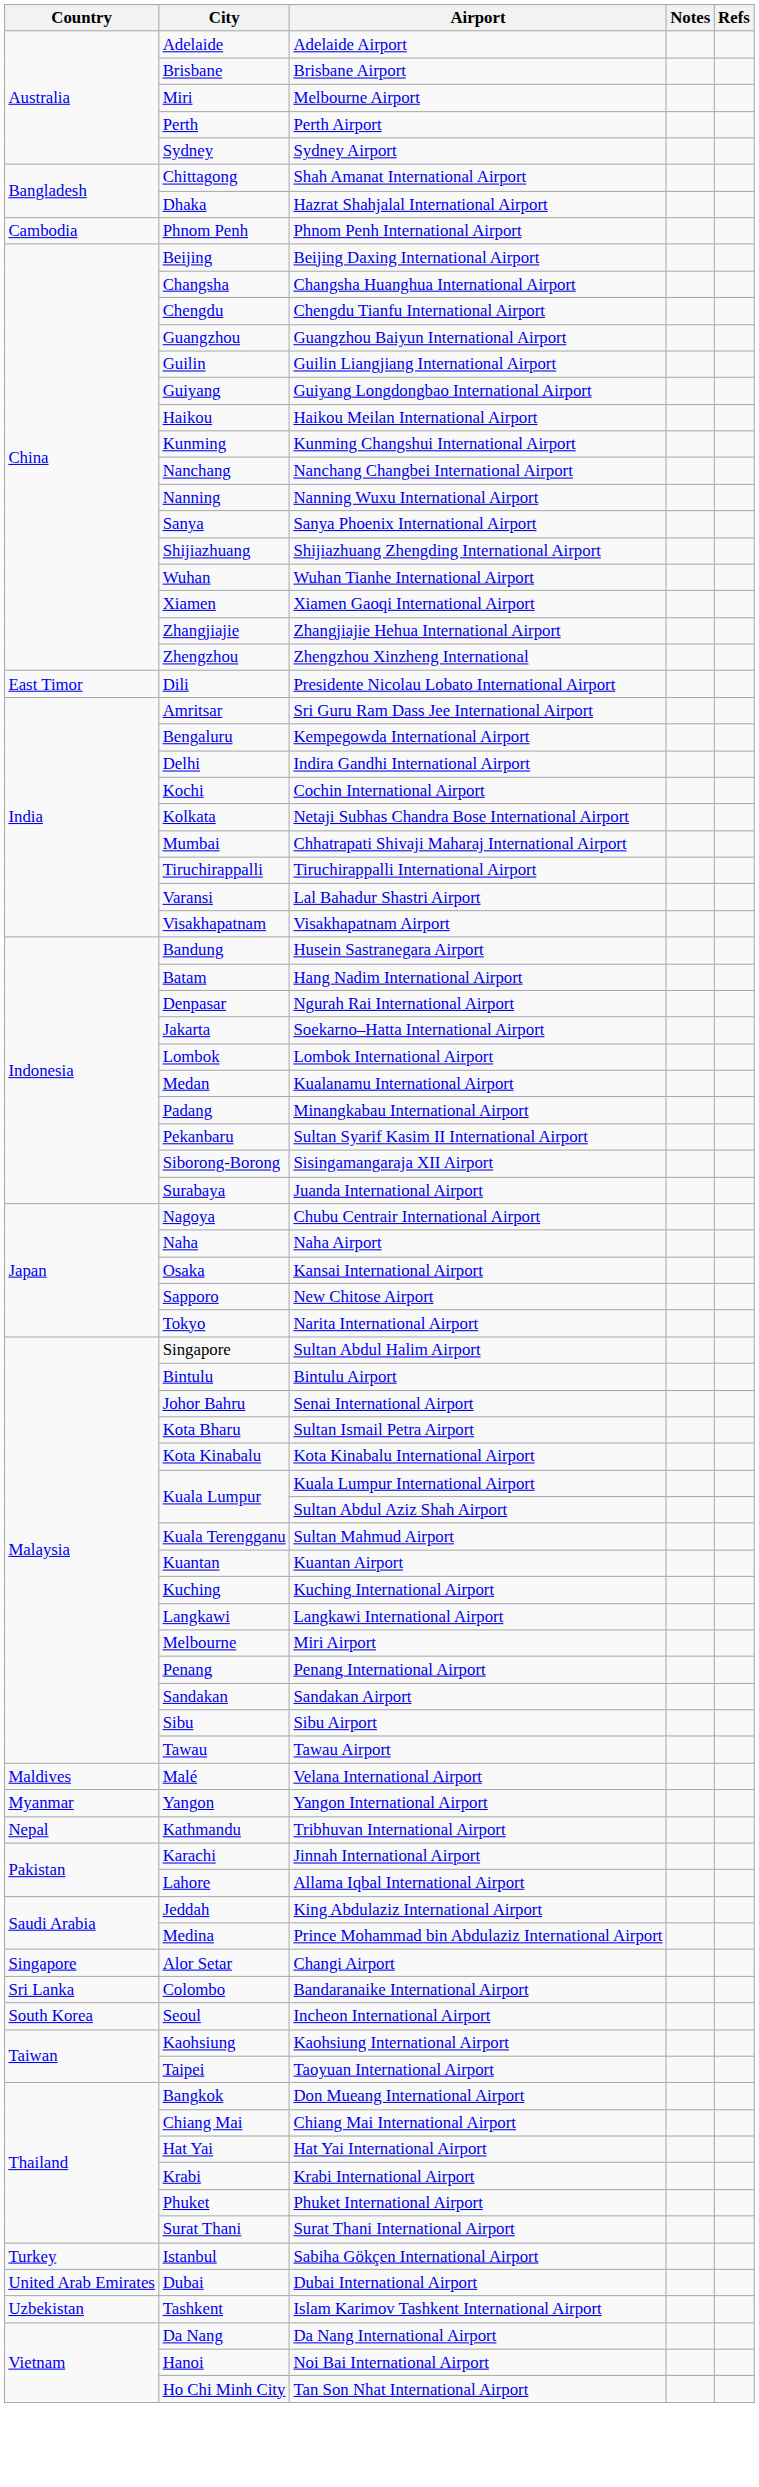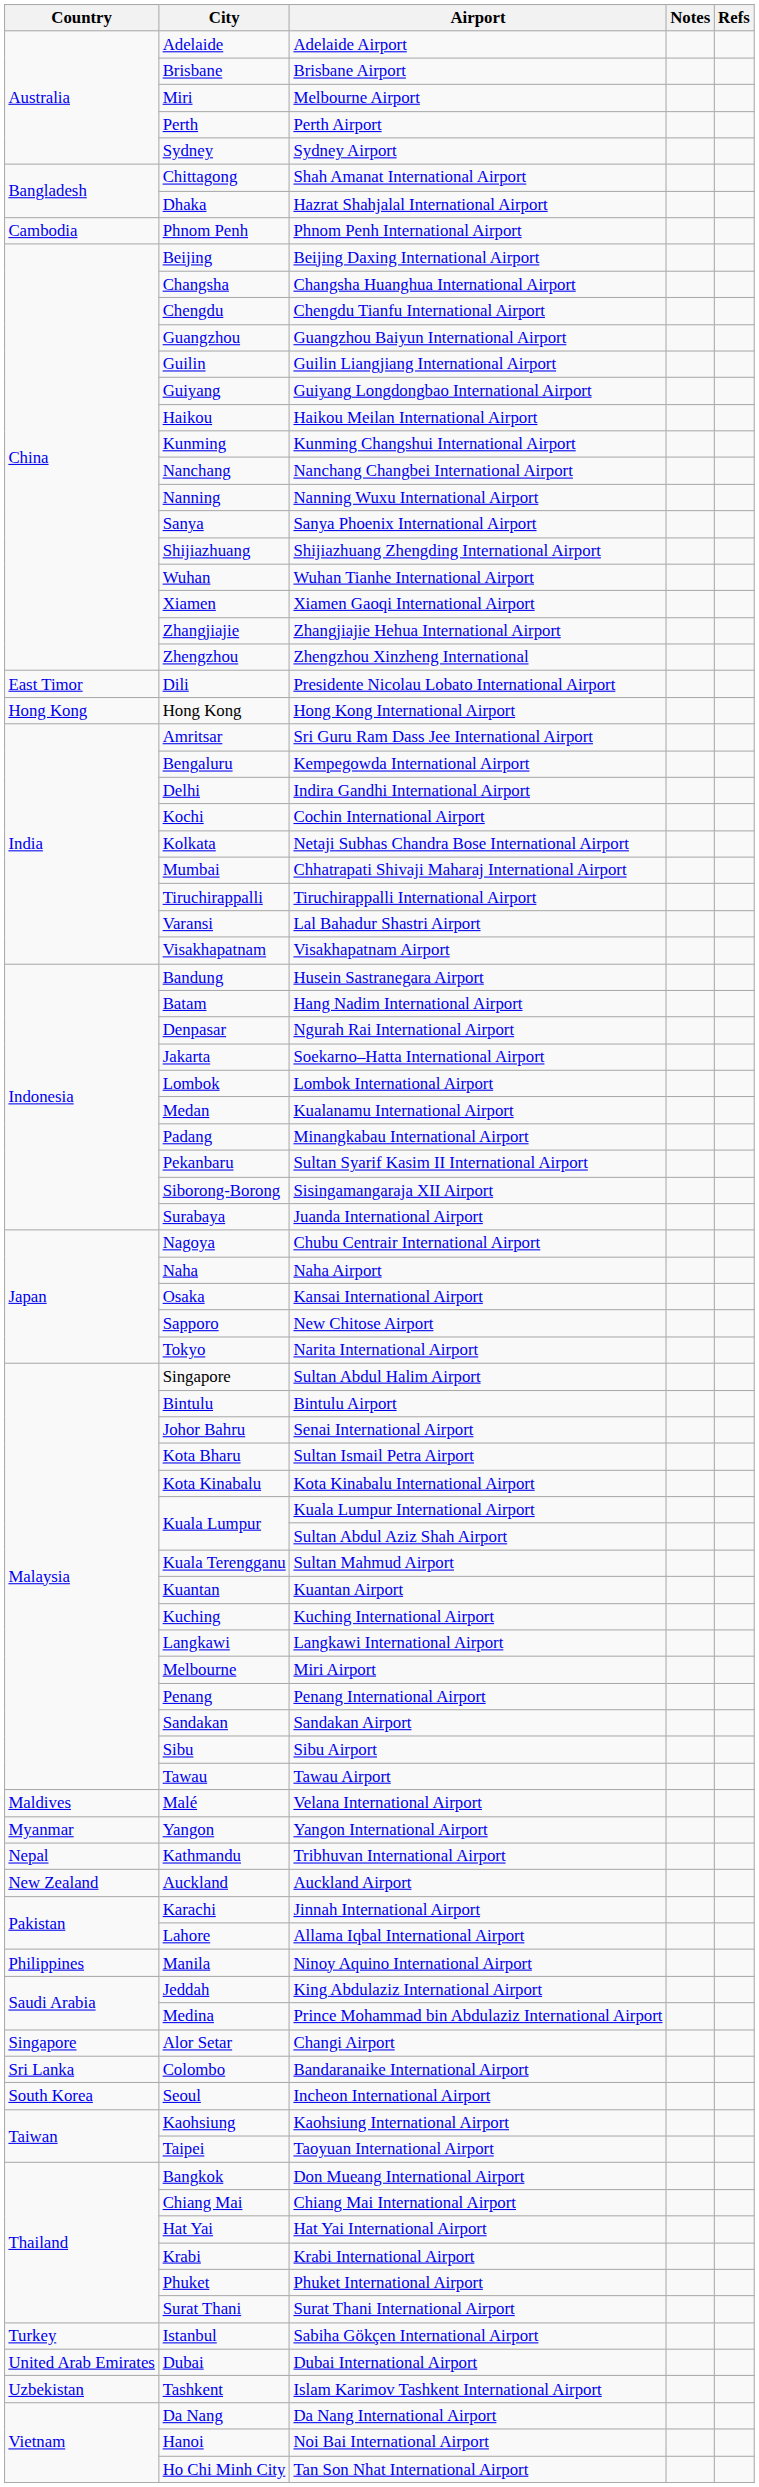+ row: (404, 710)
+ row: (352, 1882)
+ row: (413, 1962)
